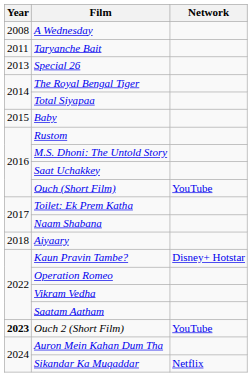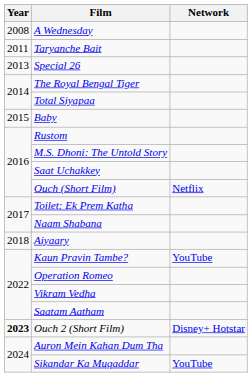(192, 188) YouTube -> (188, 188) Netflix
(209, 258) Disney+ Hotstar -> (192, 258) YouTube
(192, 328) YouTube -> (209, 328) Disney+ Hotstar
(188, 363) Netflix -> (192, 363) YouTube
